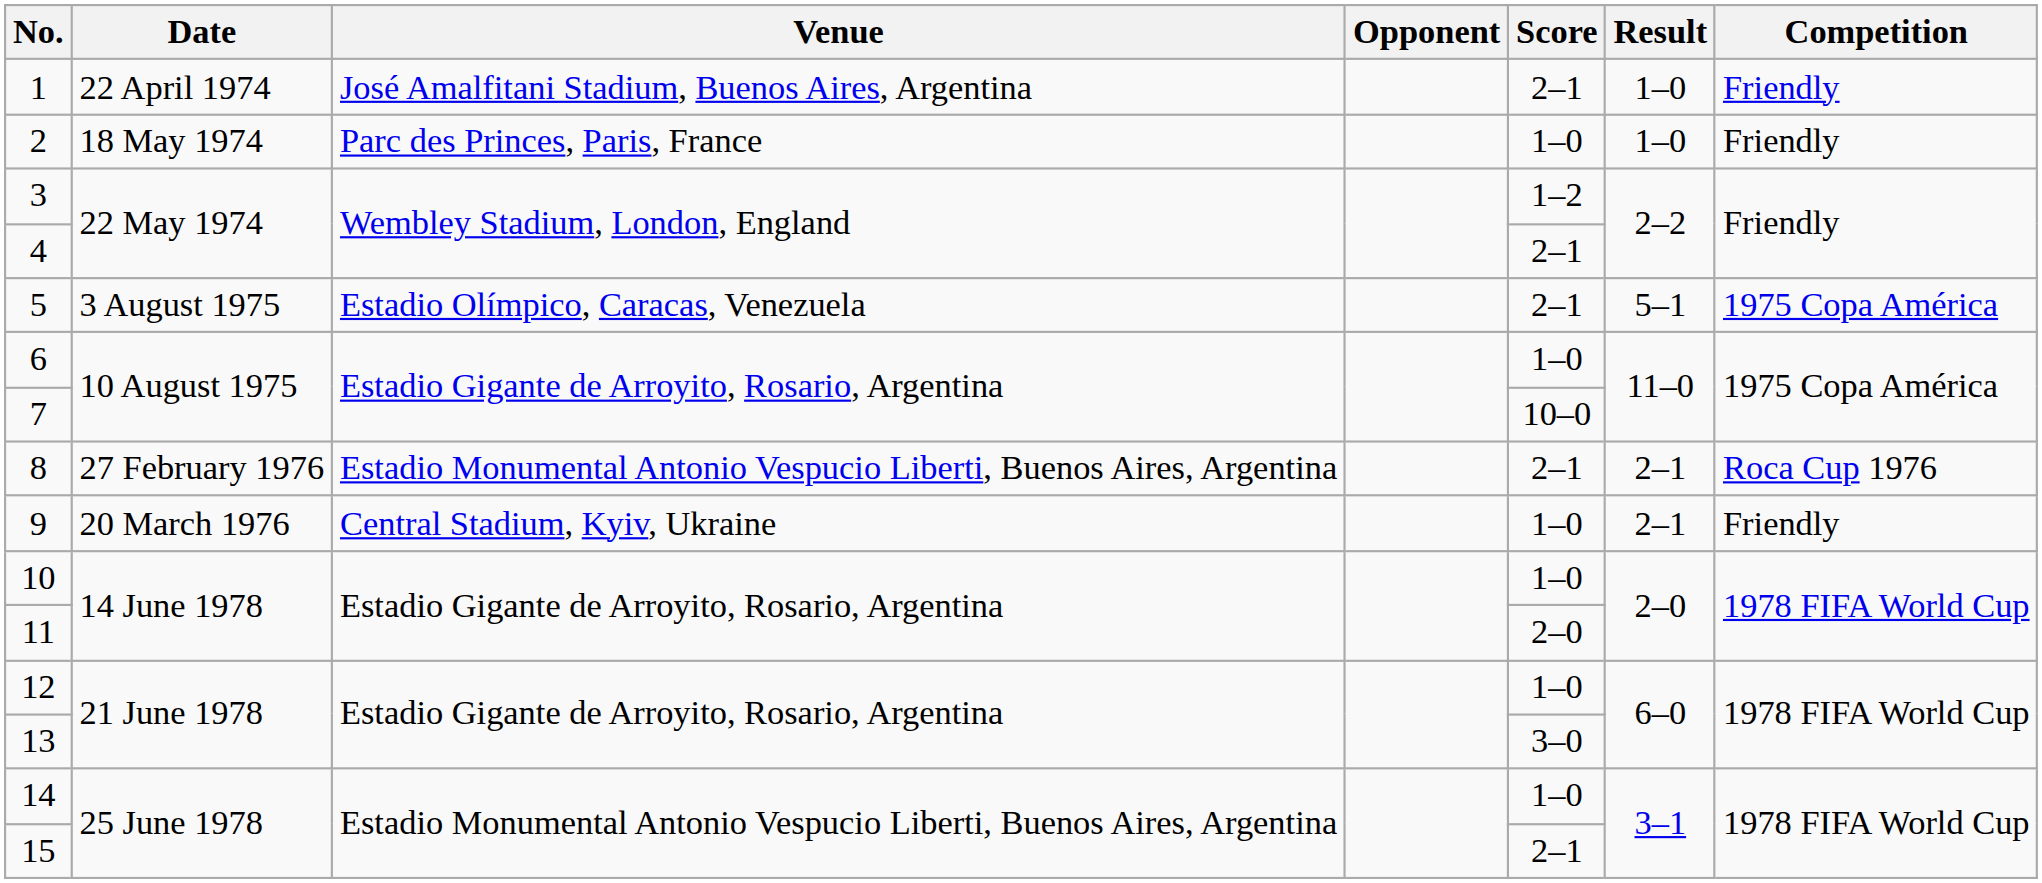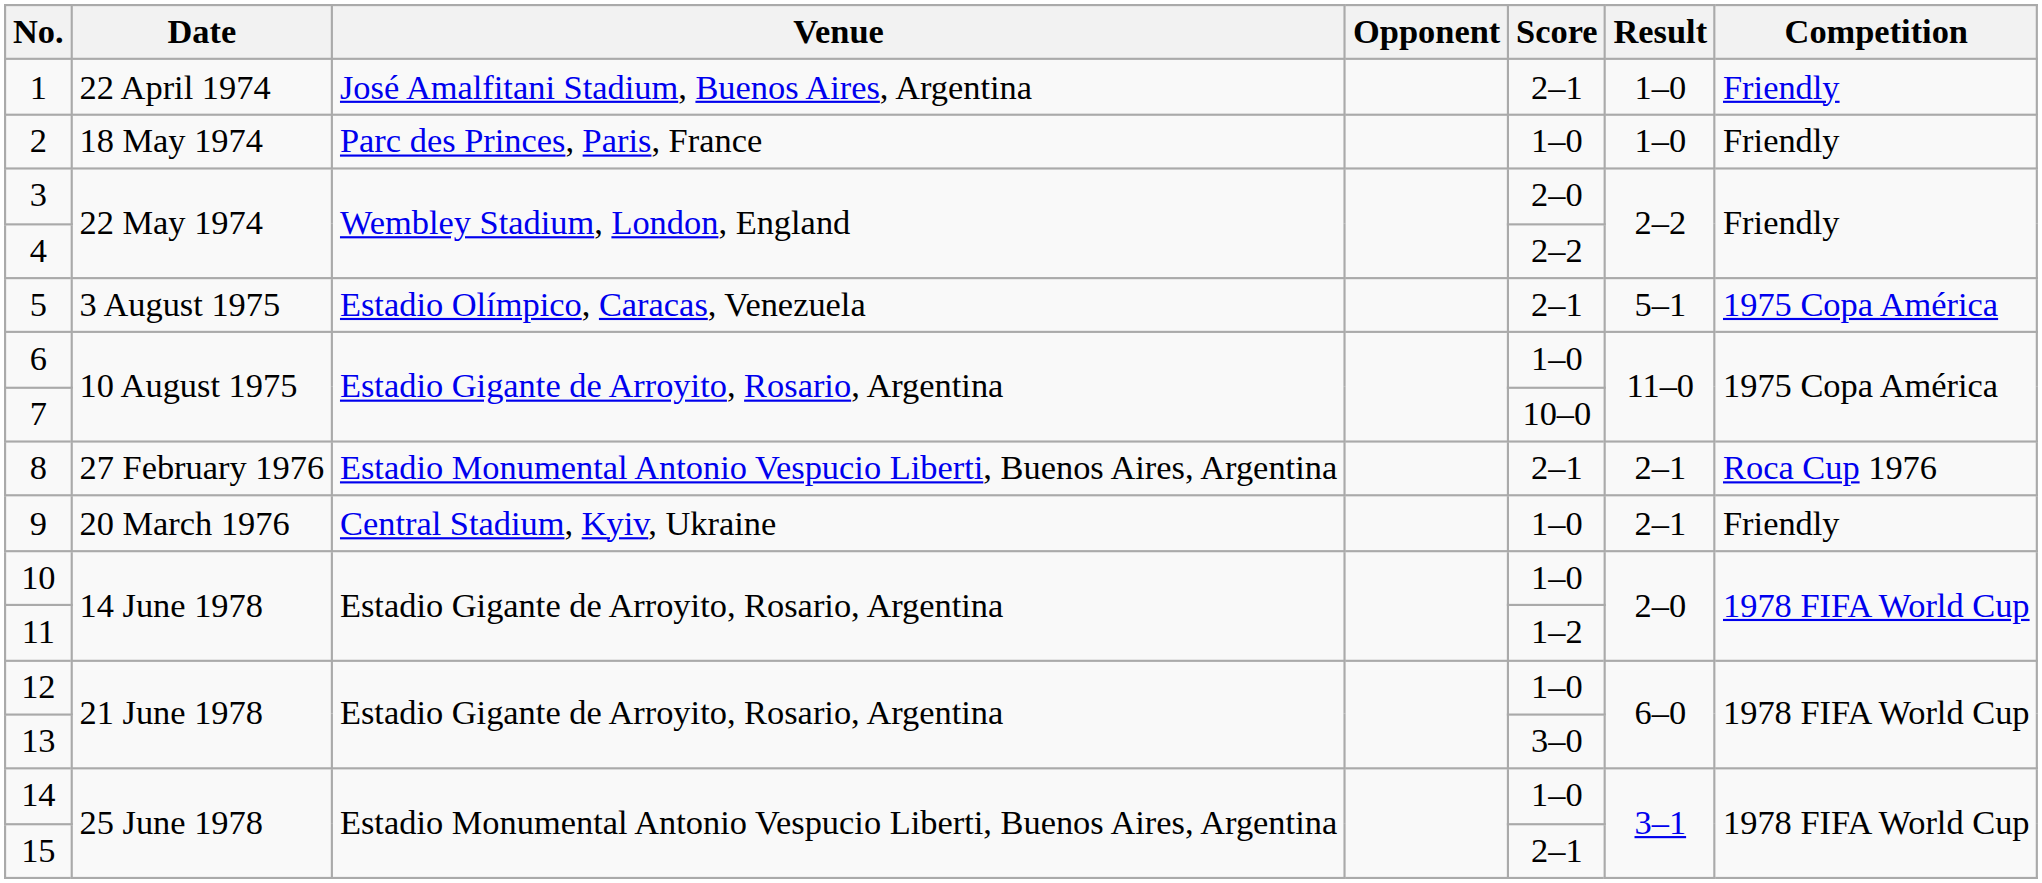(1557, 195) 1–2 -> (1557, 195) 2–0
(1557, 250) 2–1 -> (1557, 250) 2–2
(1557, 631) 2–0 -> (1557, 631) 1–2
